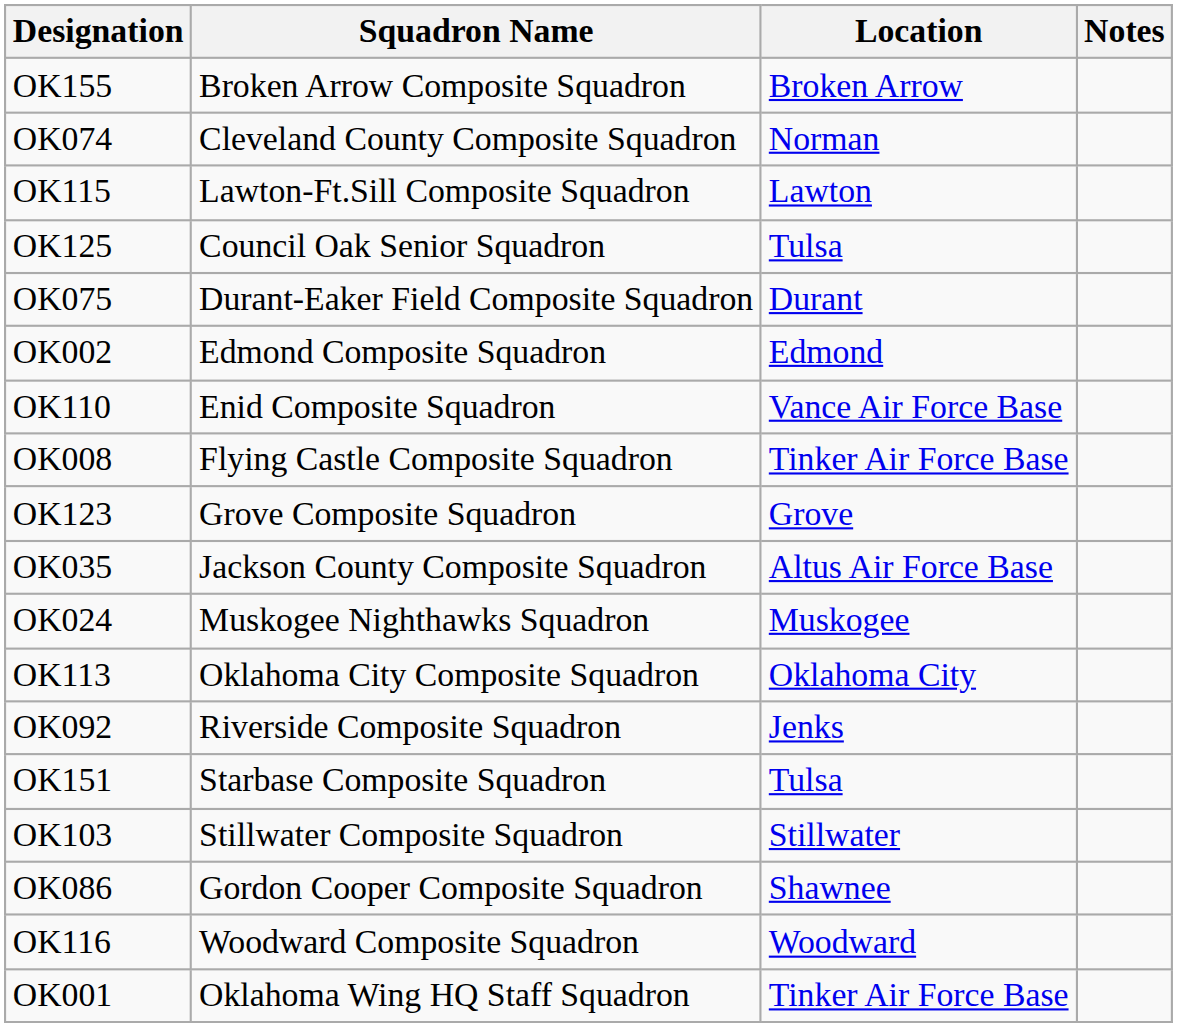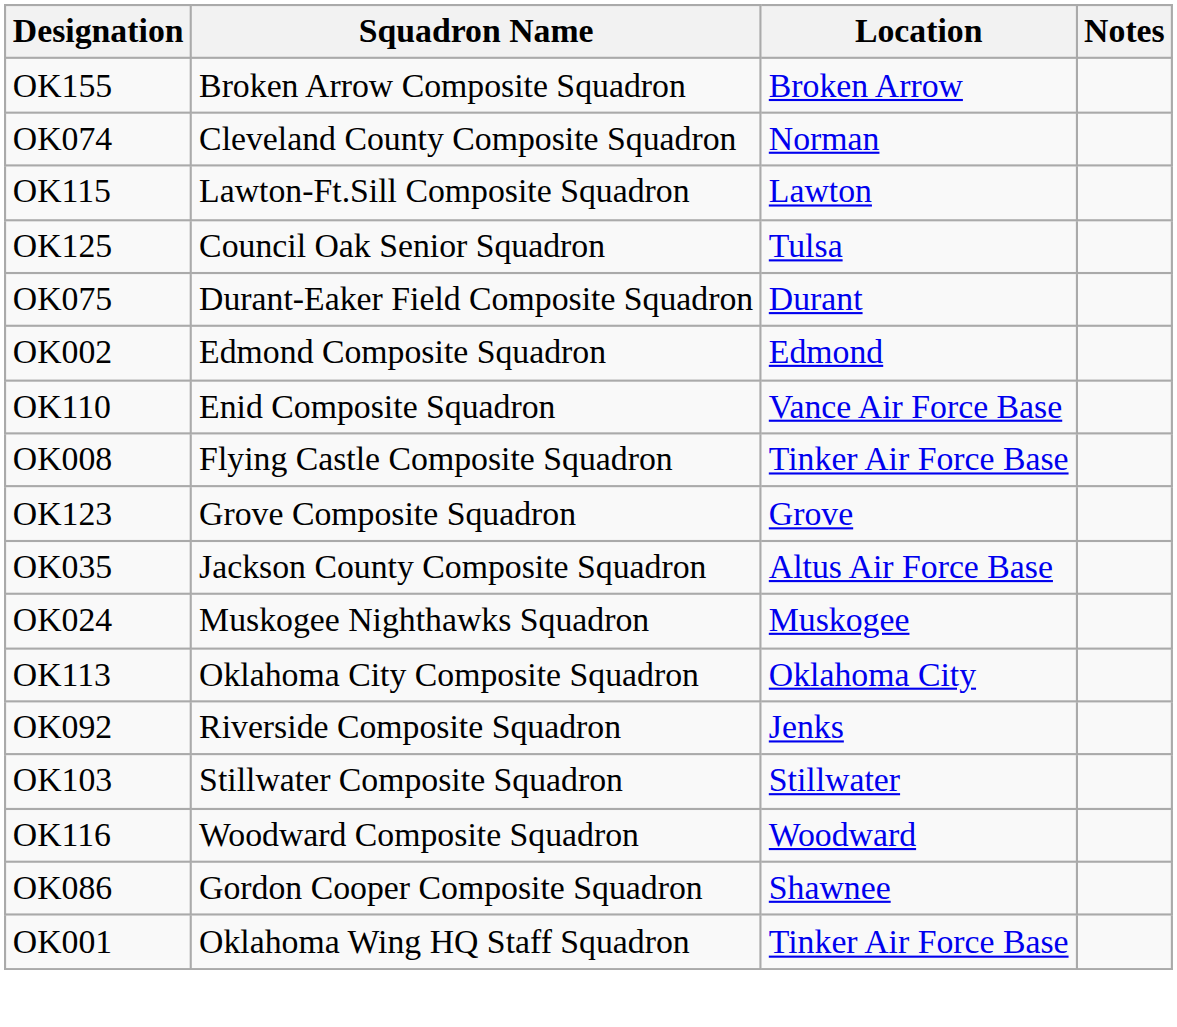- row: (63, 780)
rows swapped: (63, 887) <-> (62, 941)
